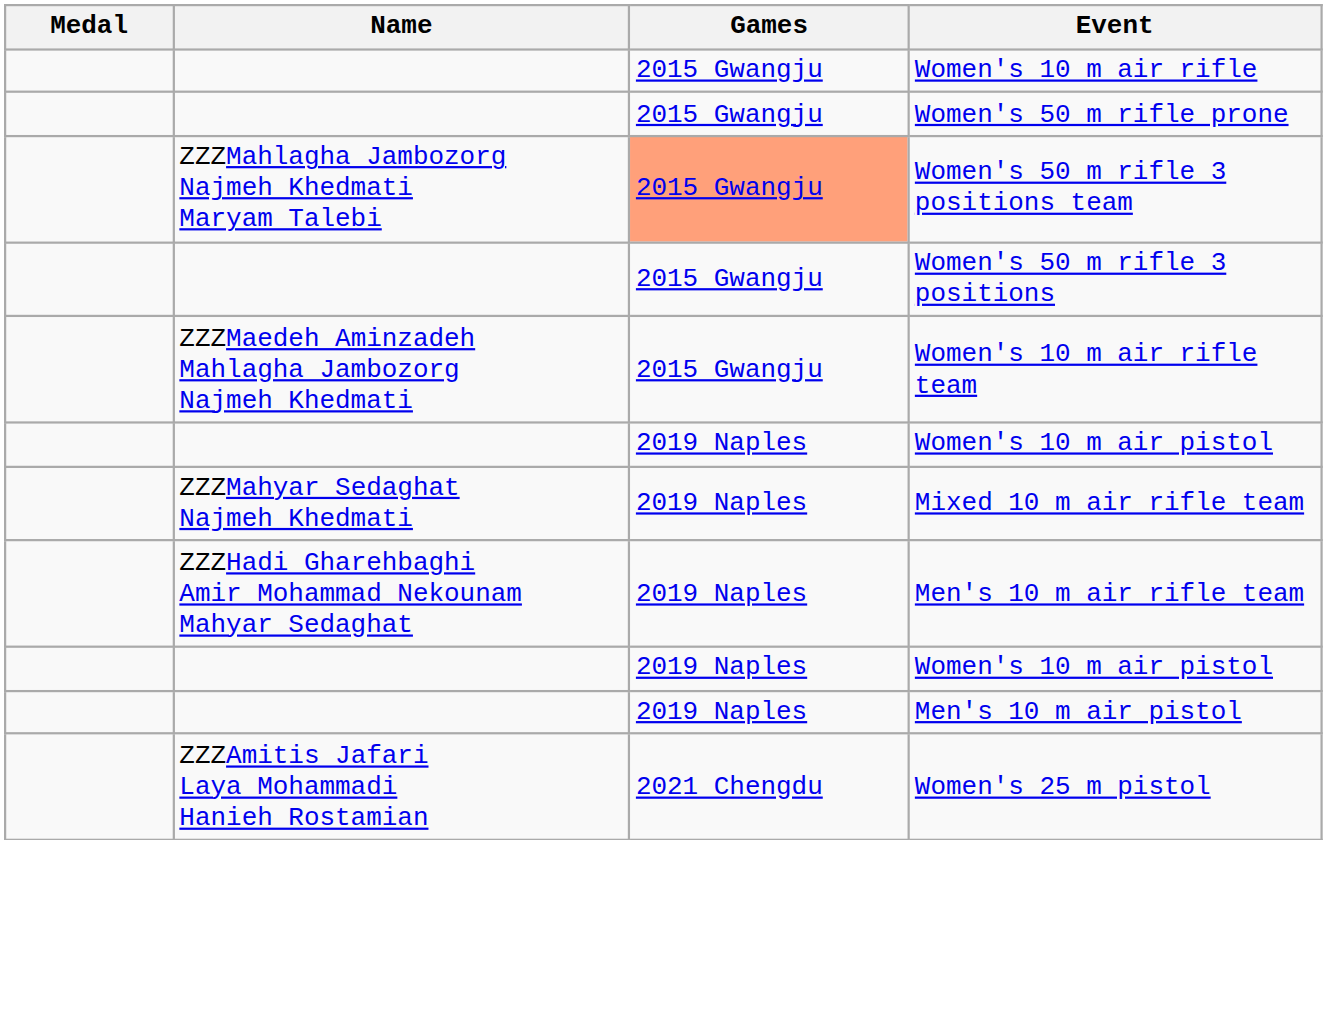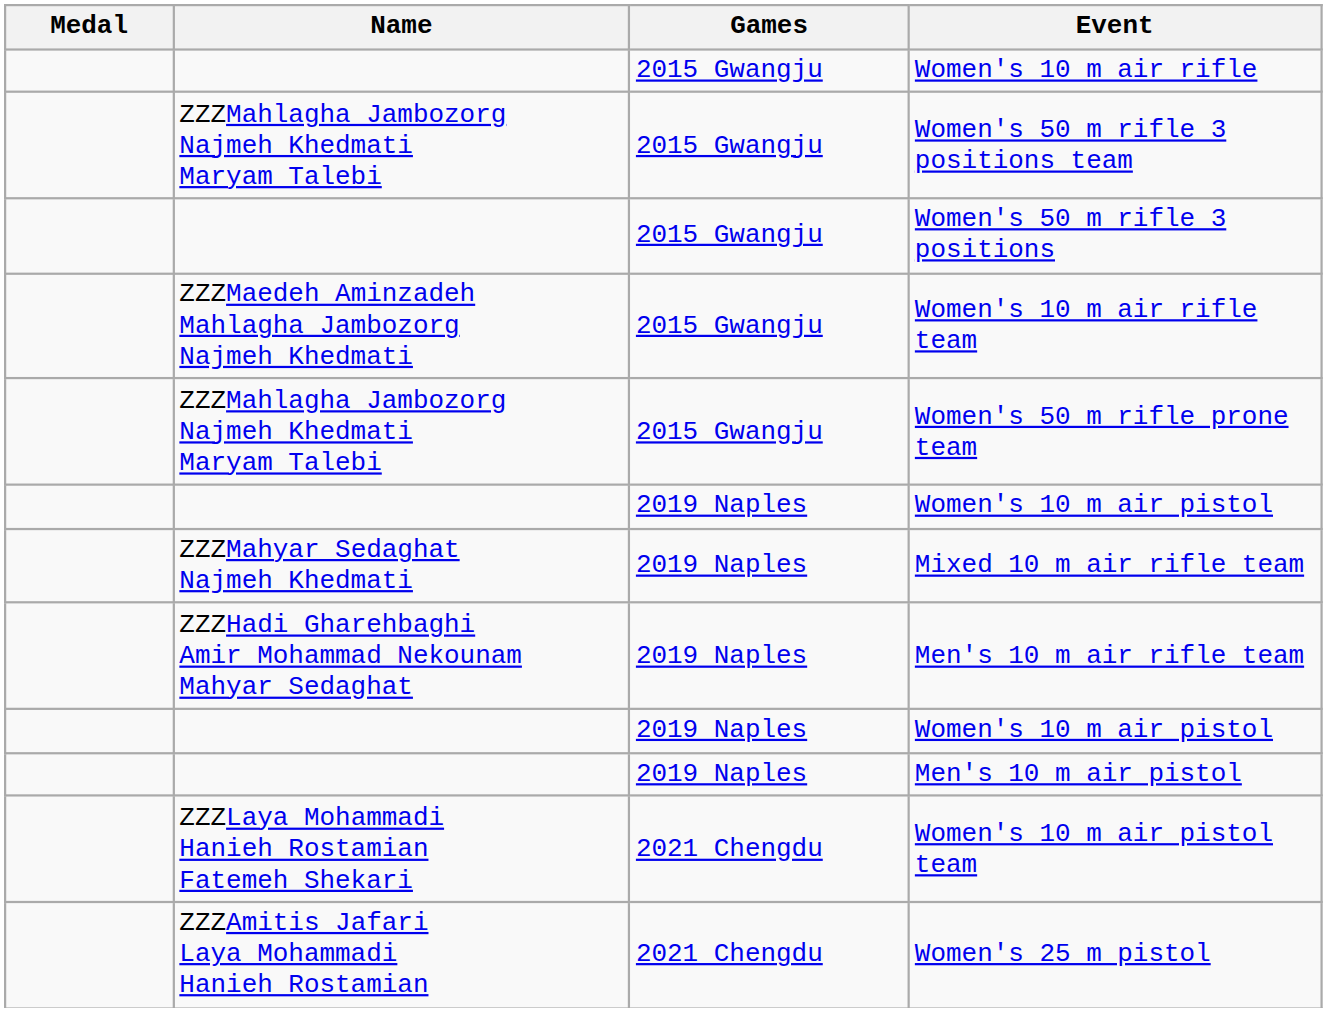- row: (401, 114)
(729, 189) lightsalmon background -> (729, 145) no background
+ row: (343, 431)
+ row: (312, 849)
